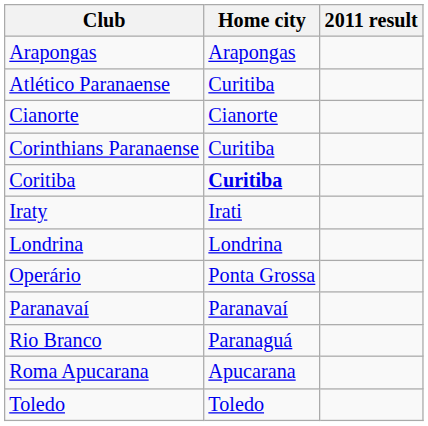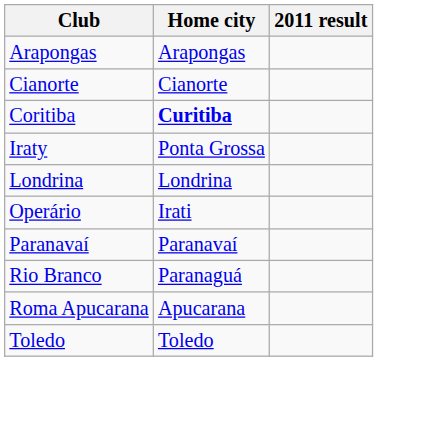- row: (90, 84)
- row: (104, 148)
(225, 212) Irati -> (211, 148) Ponta Grossa
(262, 276) Ponta Grossa -> (175, 212) Irati
